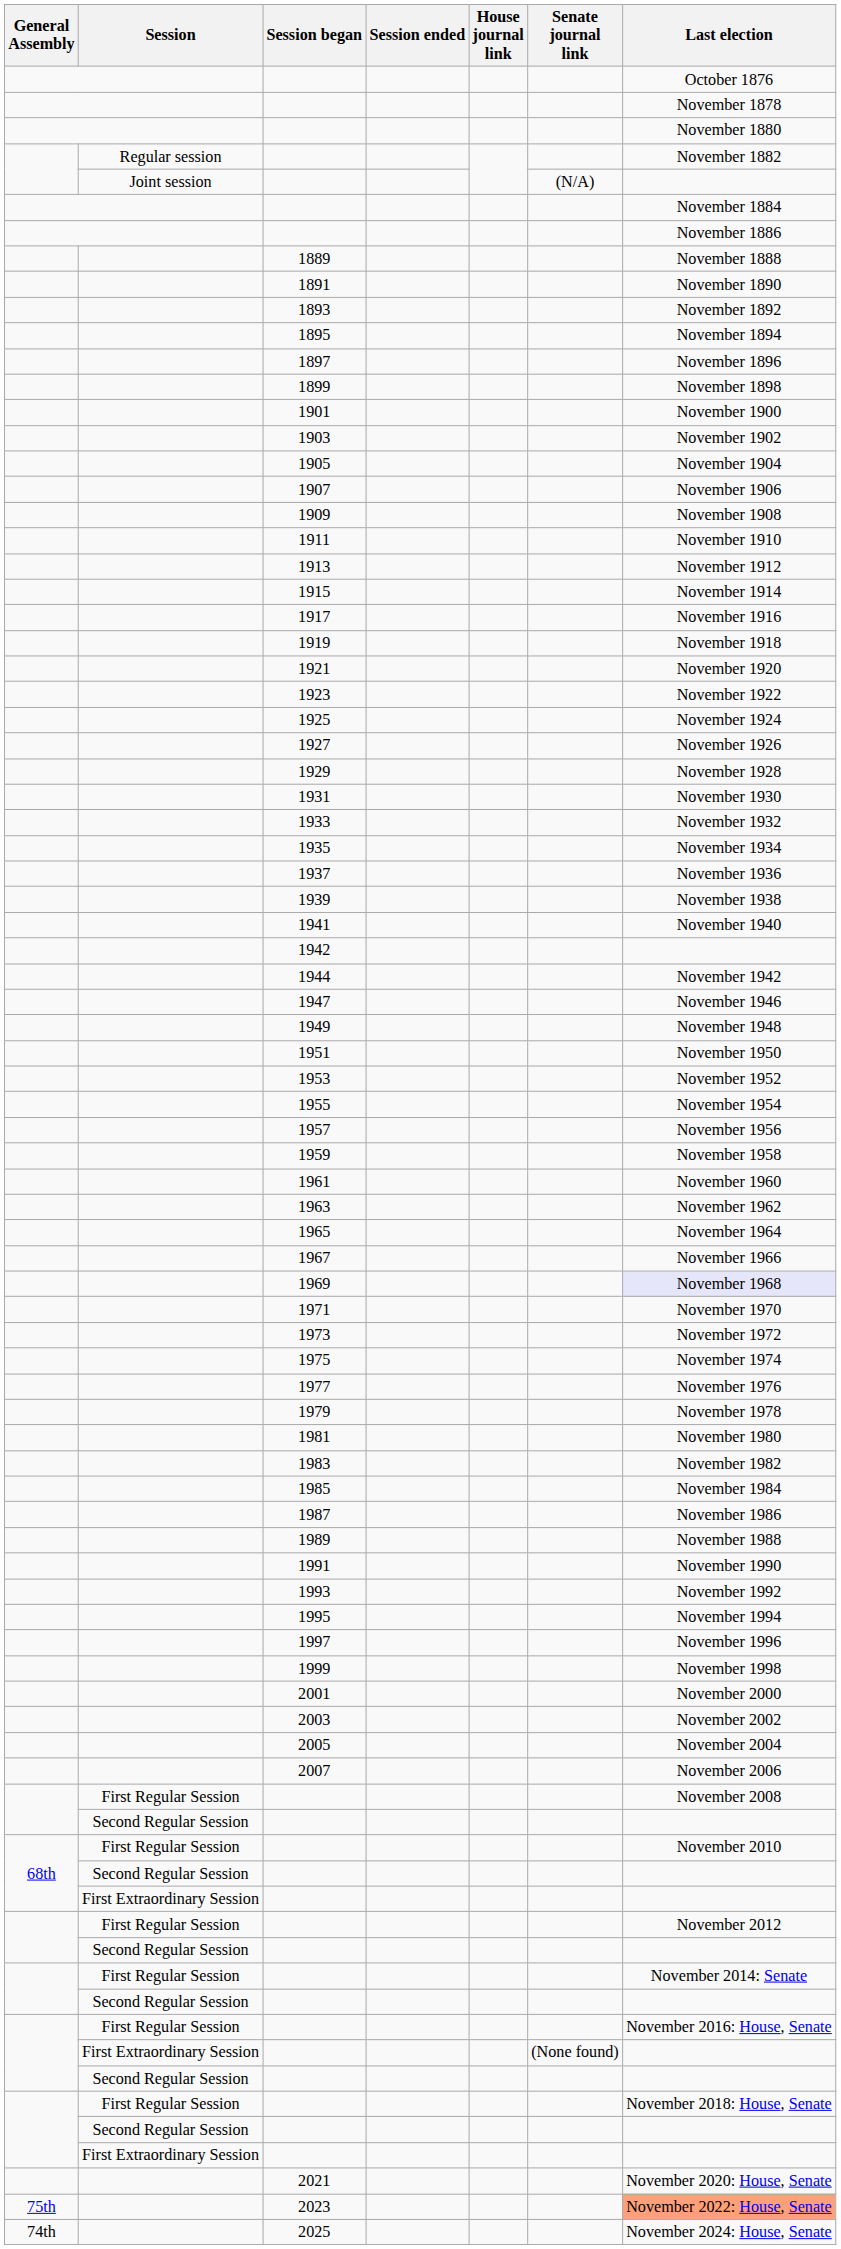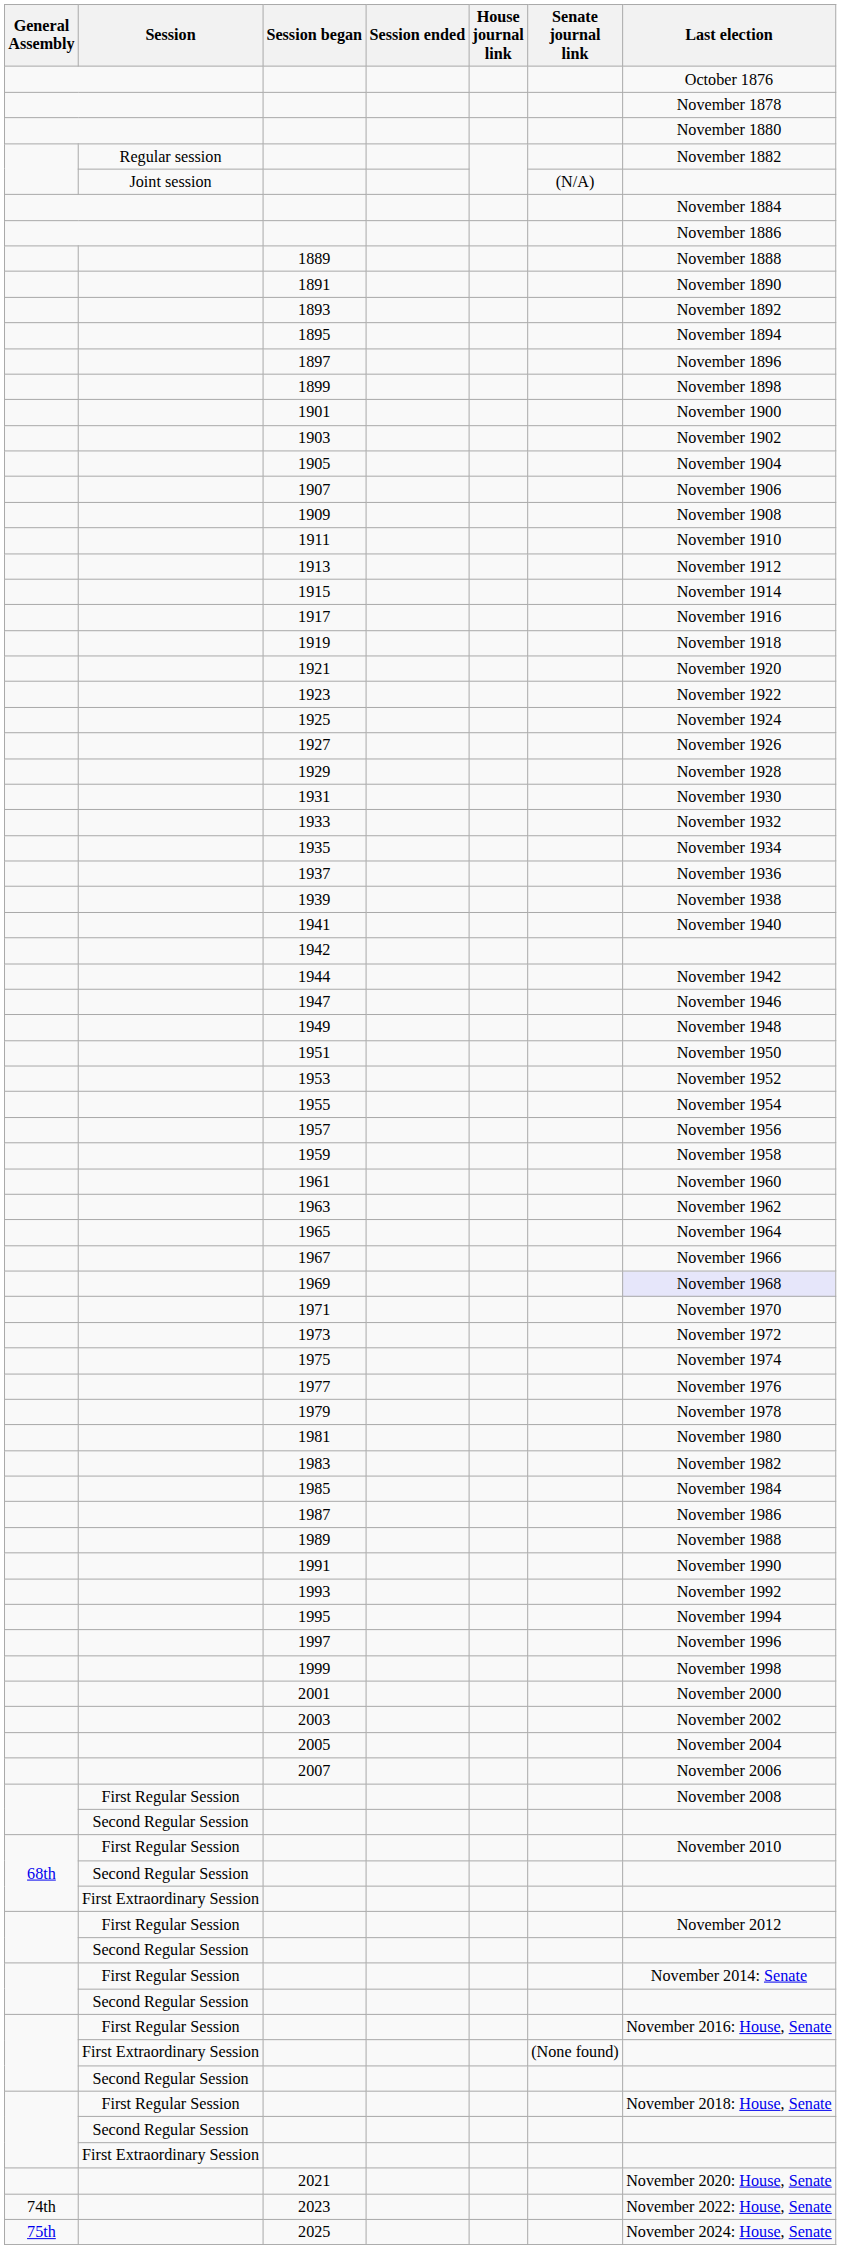(41, 2206) 75th -> (41, 2206) 74th
(729, 2206) lightsalmon background -> (729, 2206) no background
(41, 2232) 74th -> (41, 2232) 75th
